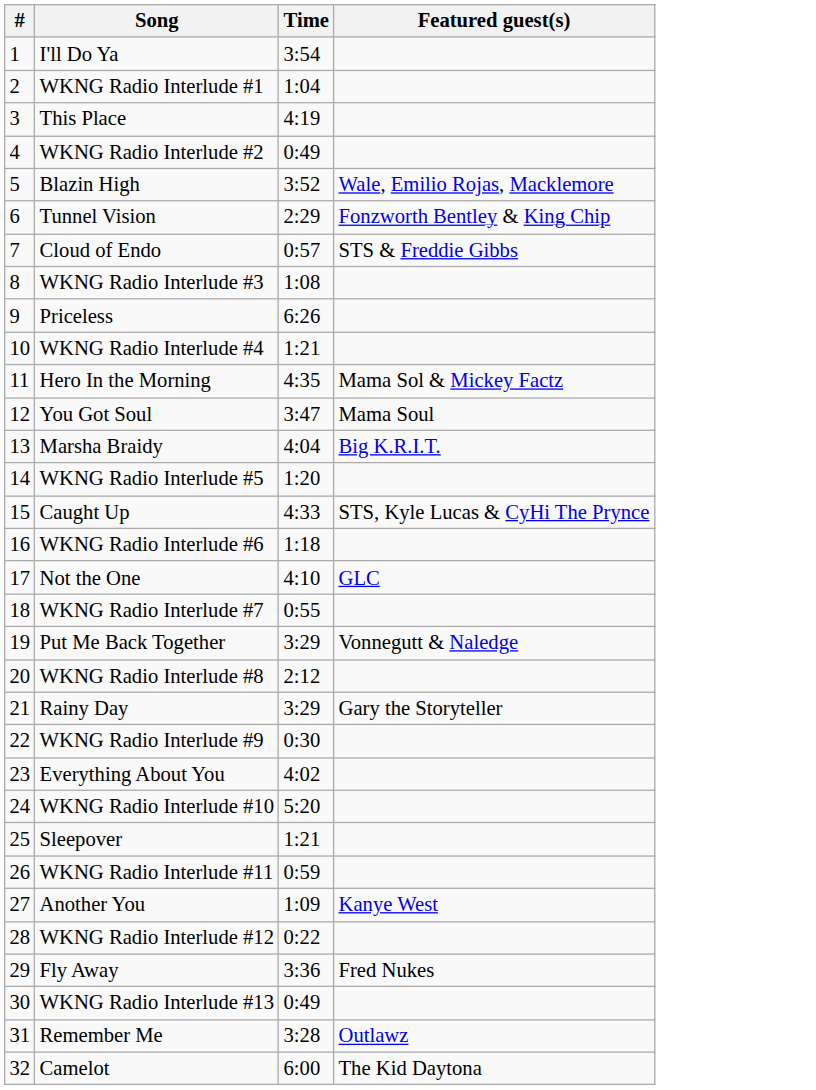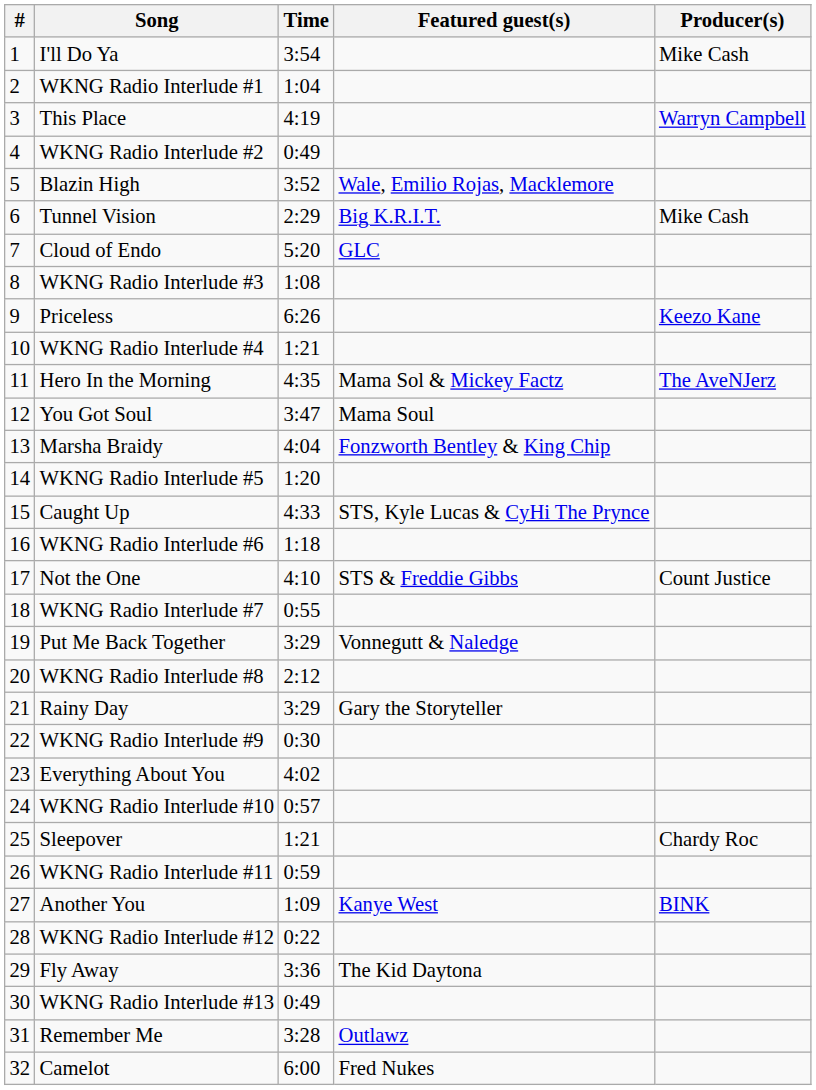+ column: (732, 20)
(474, 217) Fonzworth Bentley & King Chip -> (390, 217) Big K.R.I.T.
(302, 250) 0:57 -> (302, 250) 5:20
(428, 250) STS & Freddie Gibbs -> (359, 250) GLC
(390, 446) Big K.R.I.T. -> (474, 446) Fonzworth Bentley & King Chip
(359, 577) GLC -> (428, 577) STS & Freddie Gibbs
(302, 806) 5:20 -> (302, 806) 0:57
(386, 970) Fred Nukes -> (410, 970) The Kid Daytona
(410, 1068) The Kid Daytona -> (386, 1068) Fred Nukes
